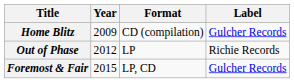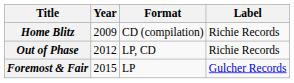(248, 31) Gulcher Records -> (244, 31) Richie Records
(129, 50) LP -> (139, 50) LP, CD
(139, 68) LP, CD -> (129, 68) LP
